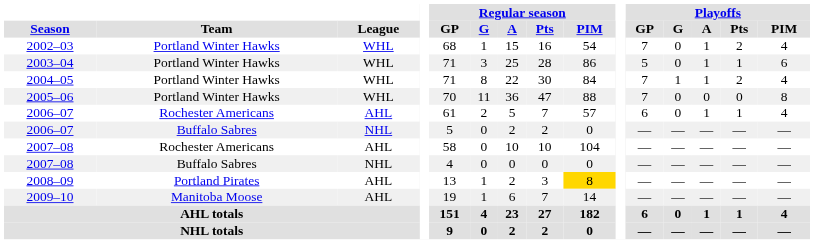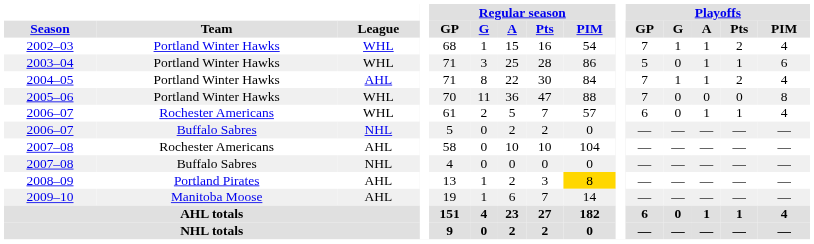(678, 46) 0 -> (678, 46) 1
(378, 79) WHL -> (378, 79) AHL
(378, 113) AHL -> (378, 113) WHL
